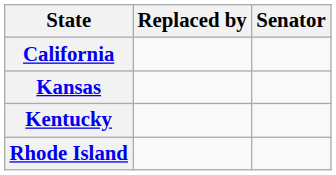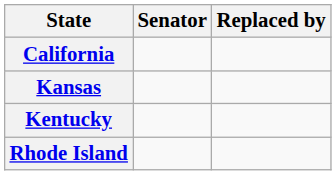columns swapped: (291, 20) <-> (192, 20)
